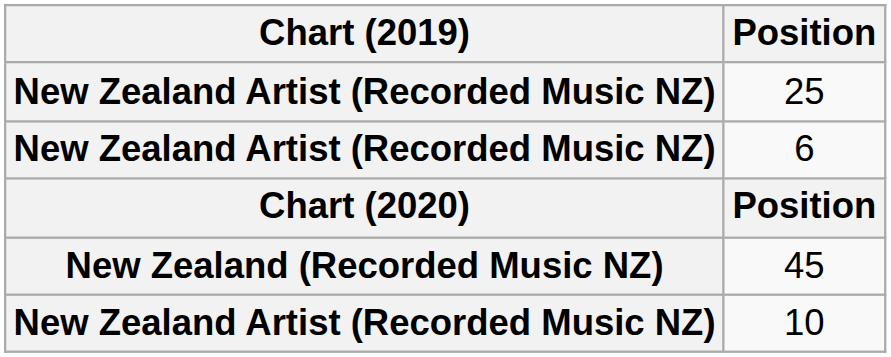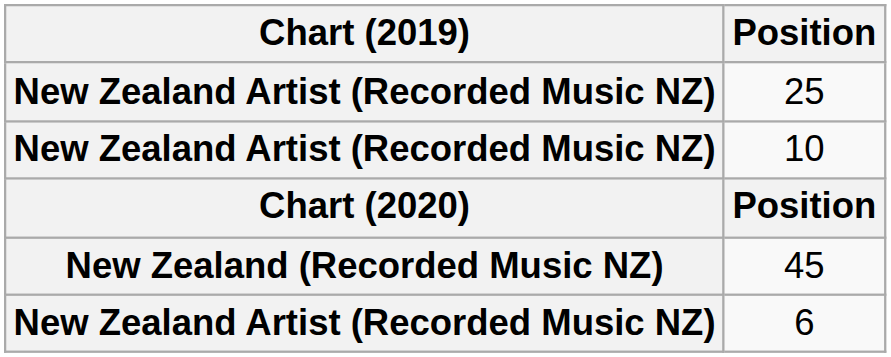rows swapped: (804, 149) <-> (804, 322)
